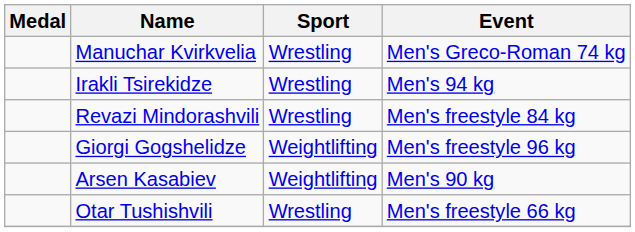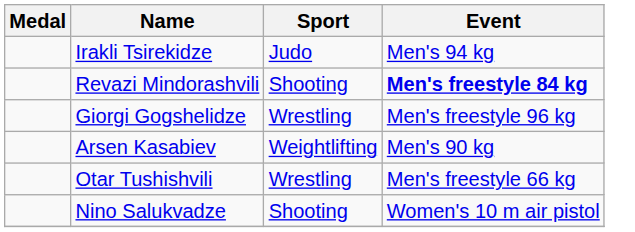- row: (166, 52)
(310, 84) Wrestling -> (290, 52) Judo
(310, 116) Wrestling -> (308, 84) Shooting
(481, 116) normal -> (487, 84) bold
(323, 148) Weightlifting -> (310, 116) Wrestling
+ row: (151, 211)
